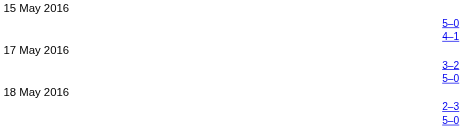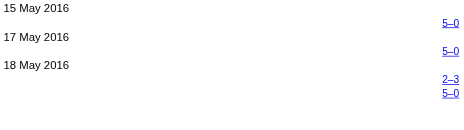- row: (189, 37)
- row: (189, 65)
